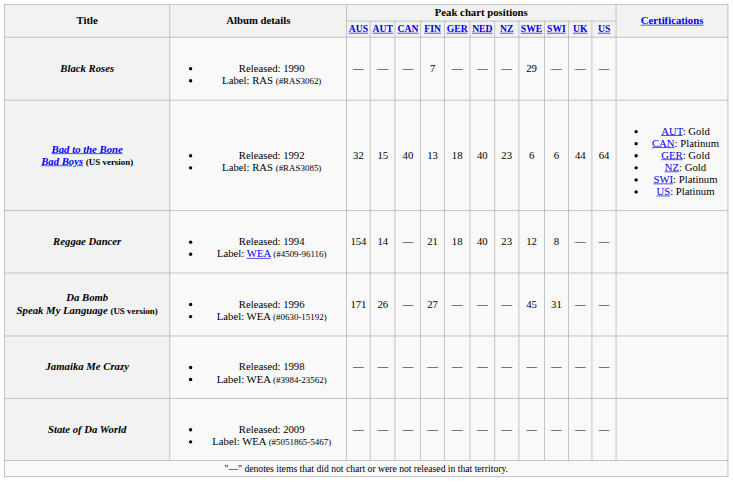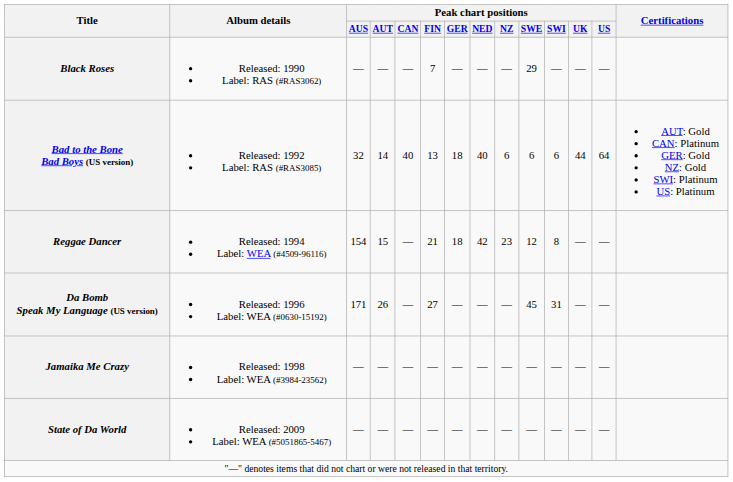(383, 155) 15 -> (383, 155) 14
(507, 155) 23 -> (507, 155) 6
(383, 242) 14 -> (383, 242) 15
(482, 242) 40 -> (482, 242) 42
